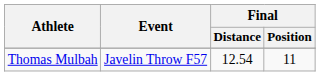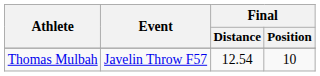(289, 60) 11 -> (289, 60) 10
